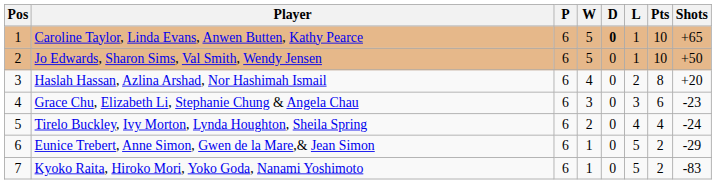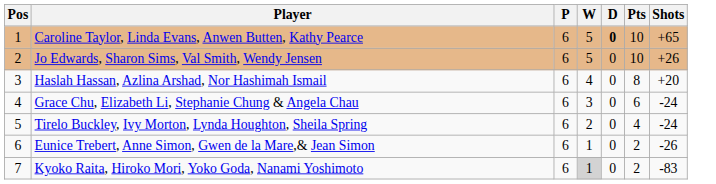- column: (636, 15)
(692, 59) +50 -> (668, 59) +26
(692, 102) -23 -> (668, 102) -24
(692, 146) -29 -> (668, 146) -26
(589, 168) no background -> (589, 168) lightgrey background
